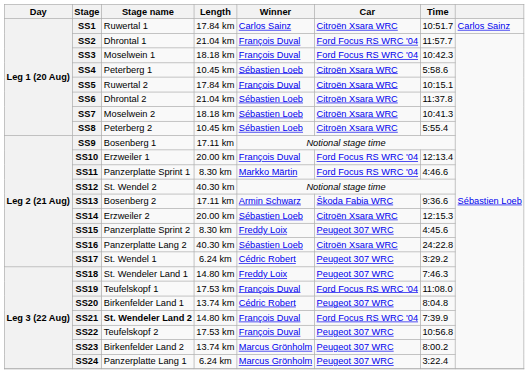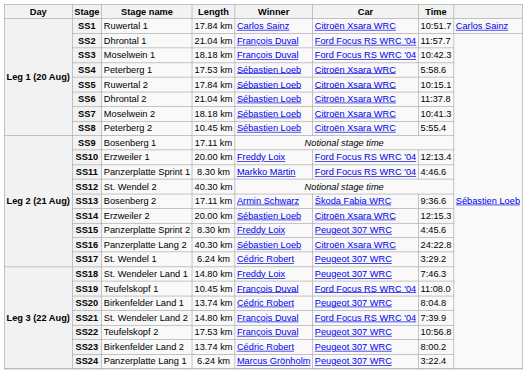(215, 70) 10.45 km -> (214, 70) 17.53 km
(270, 84) François Duval -> (269, 84) Sébastien Loeb
(270, 157) François Duval -> (261, 157) Freddy Loix
(215, 288) 17.53 km -> (214, 288) 10.45 km
(148, 317) bold -> (146, 317) normal
(276, 347) Marcus Grönholm -> (265, 347) Cédric Robert
